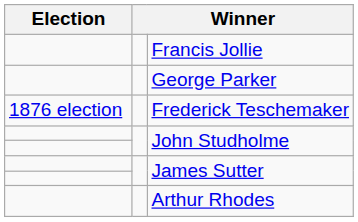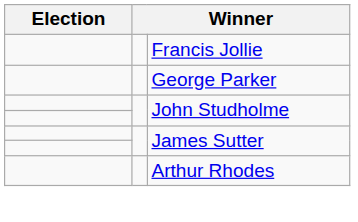- row: (66, 110)
